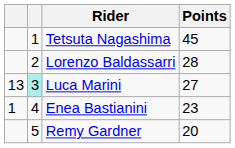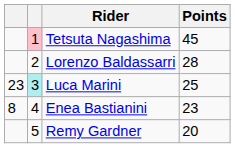(35, 39) no background -> (35, 39) pink background
(16, 86) 13 -> (16, 86) 23
(190, 86) 27 -> (190, 86) 25
(12, 109) 1 -> (12, 109) 8
